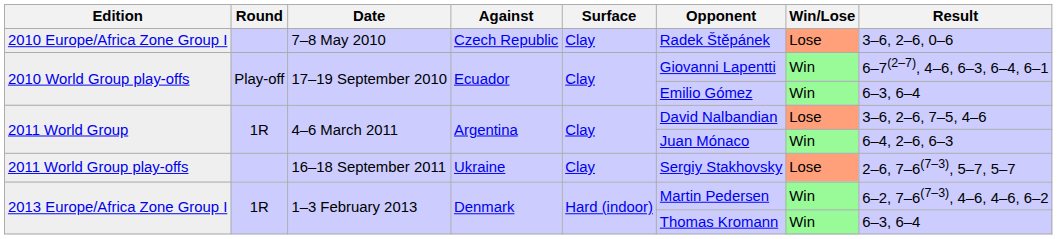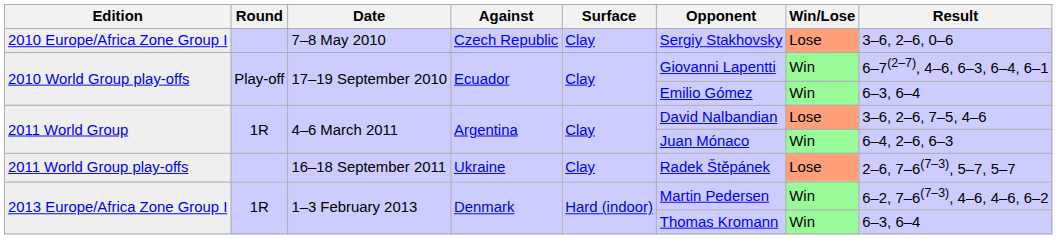(715, 40) Radek Štěpánek -> (721, 40) Sergiy Stakhovsky
(721, 167) Sergiy Stakhovsky -> (715, 167) Radek Štěpánek
